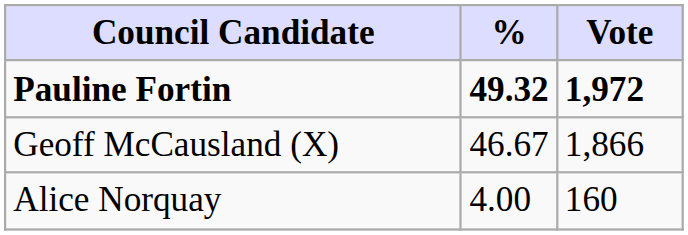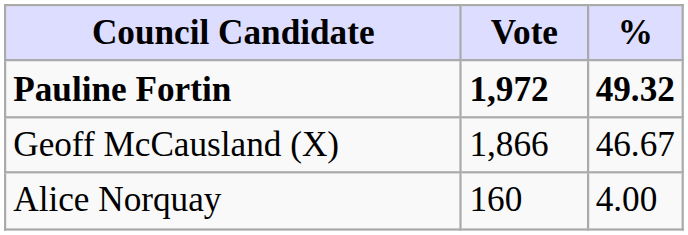columns swapped: (620, 32) <-> (509, 32)
